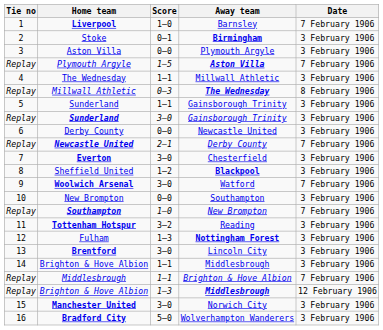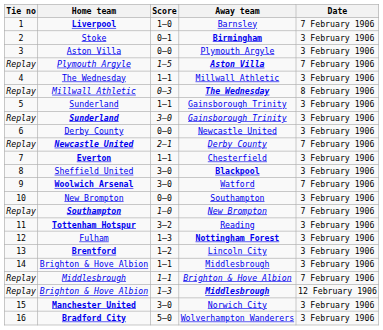(164, 158) 3–0 -> (164, 158) 1–1
(164, 171) 1–2 -> (164, 171) 3–0
(164, 251) 3–0 -> (164, 251) 1–2
